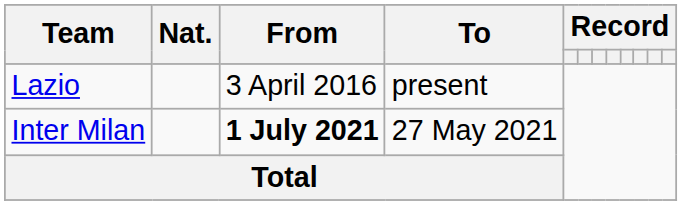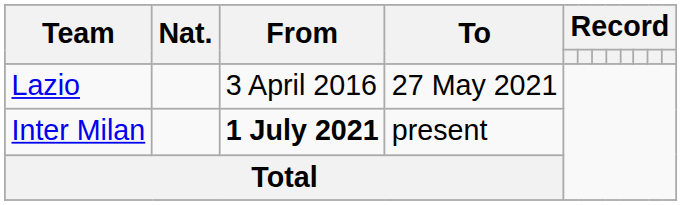(440, 85) present -> (475, 85) 27 May 2021
(475, 131) 27 May 2021 -> (440, 131) present
